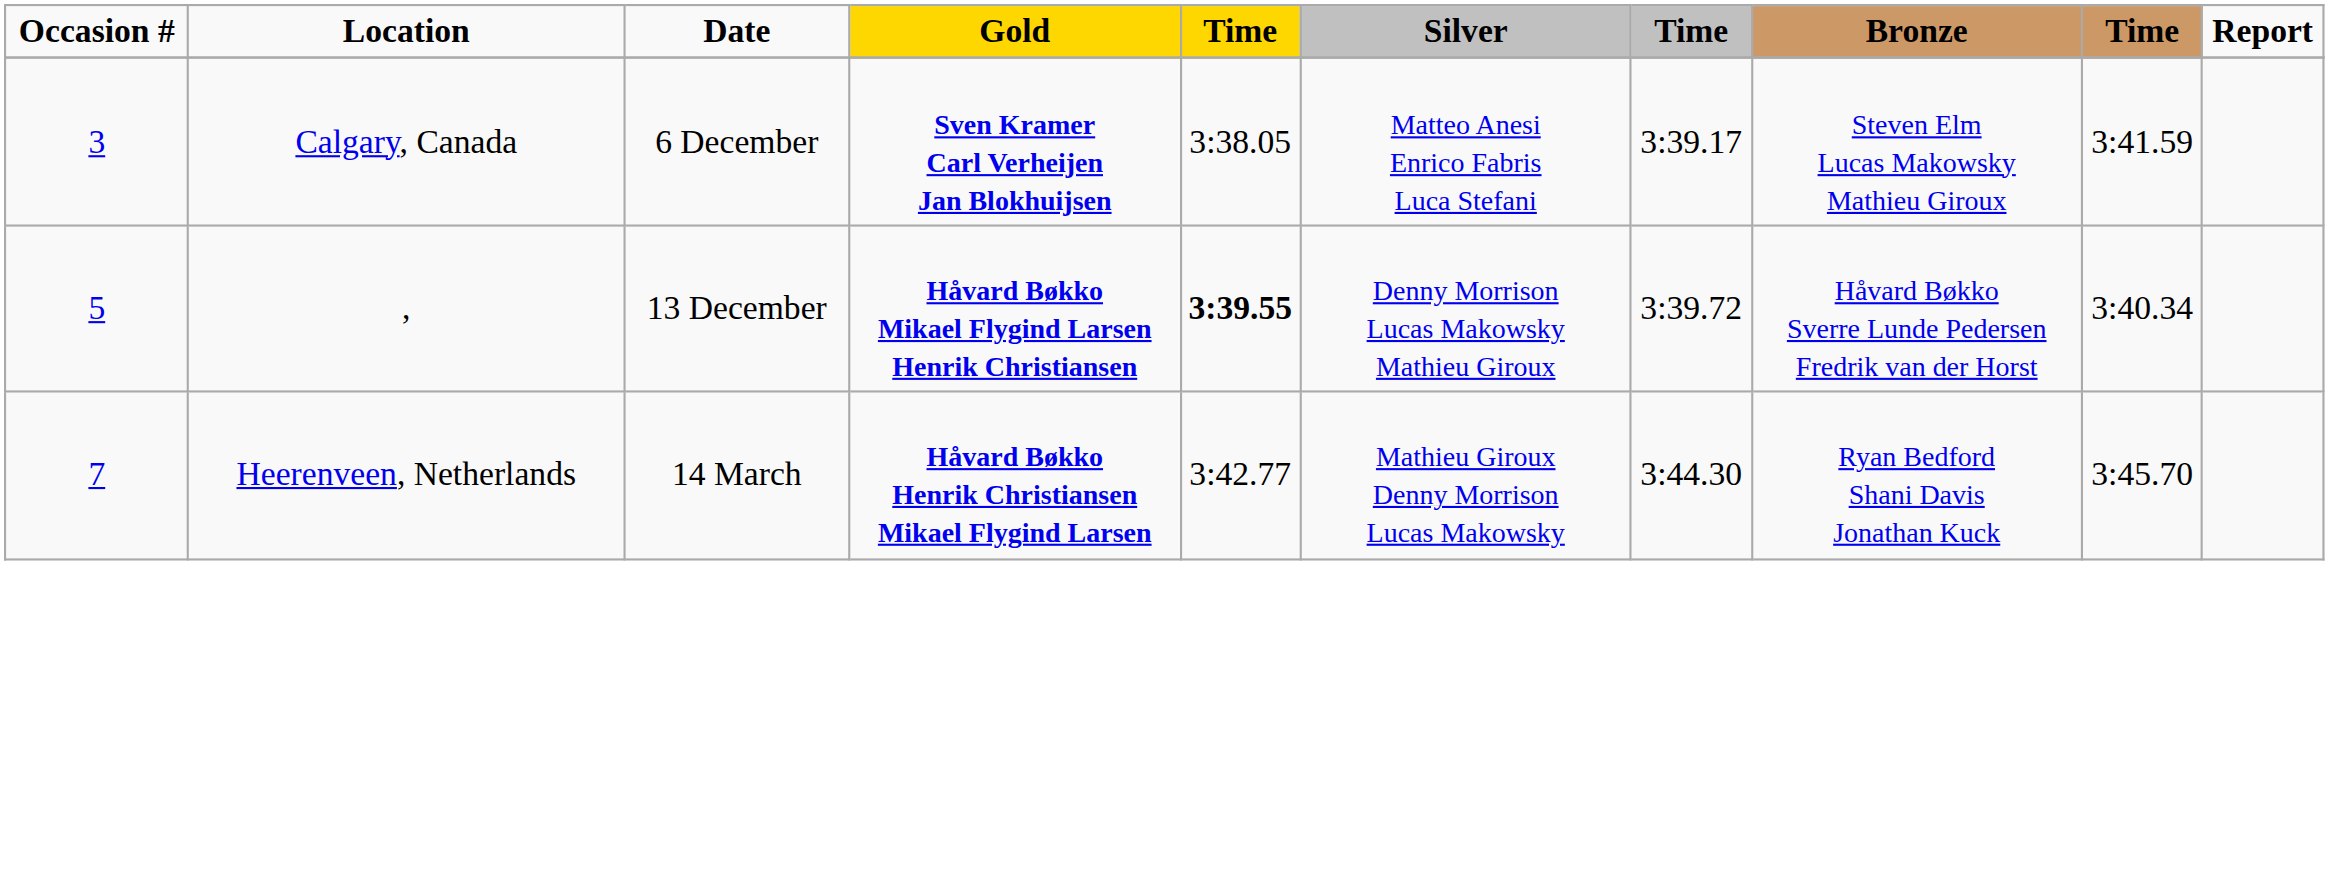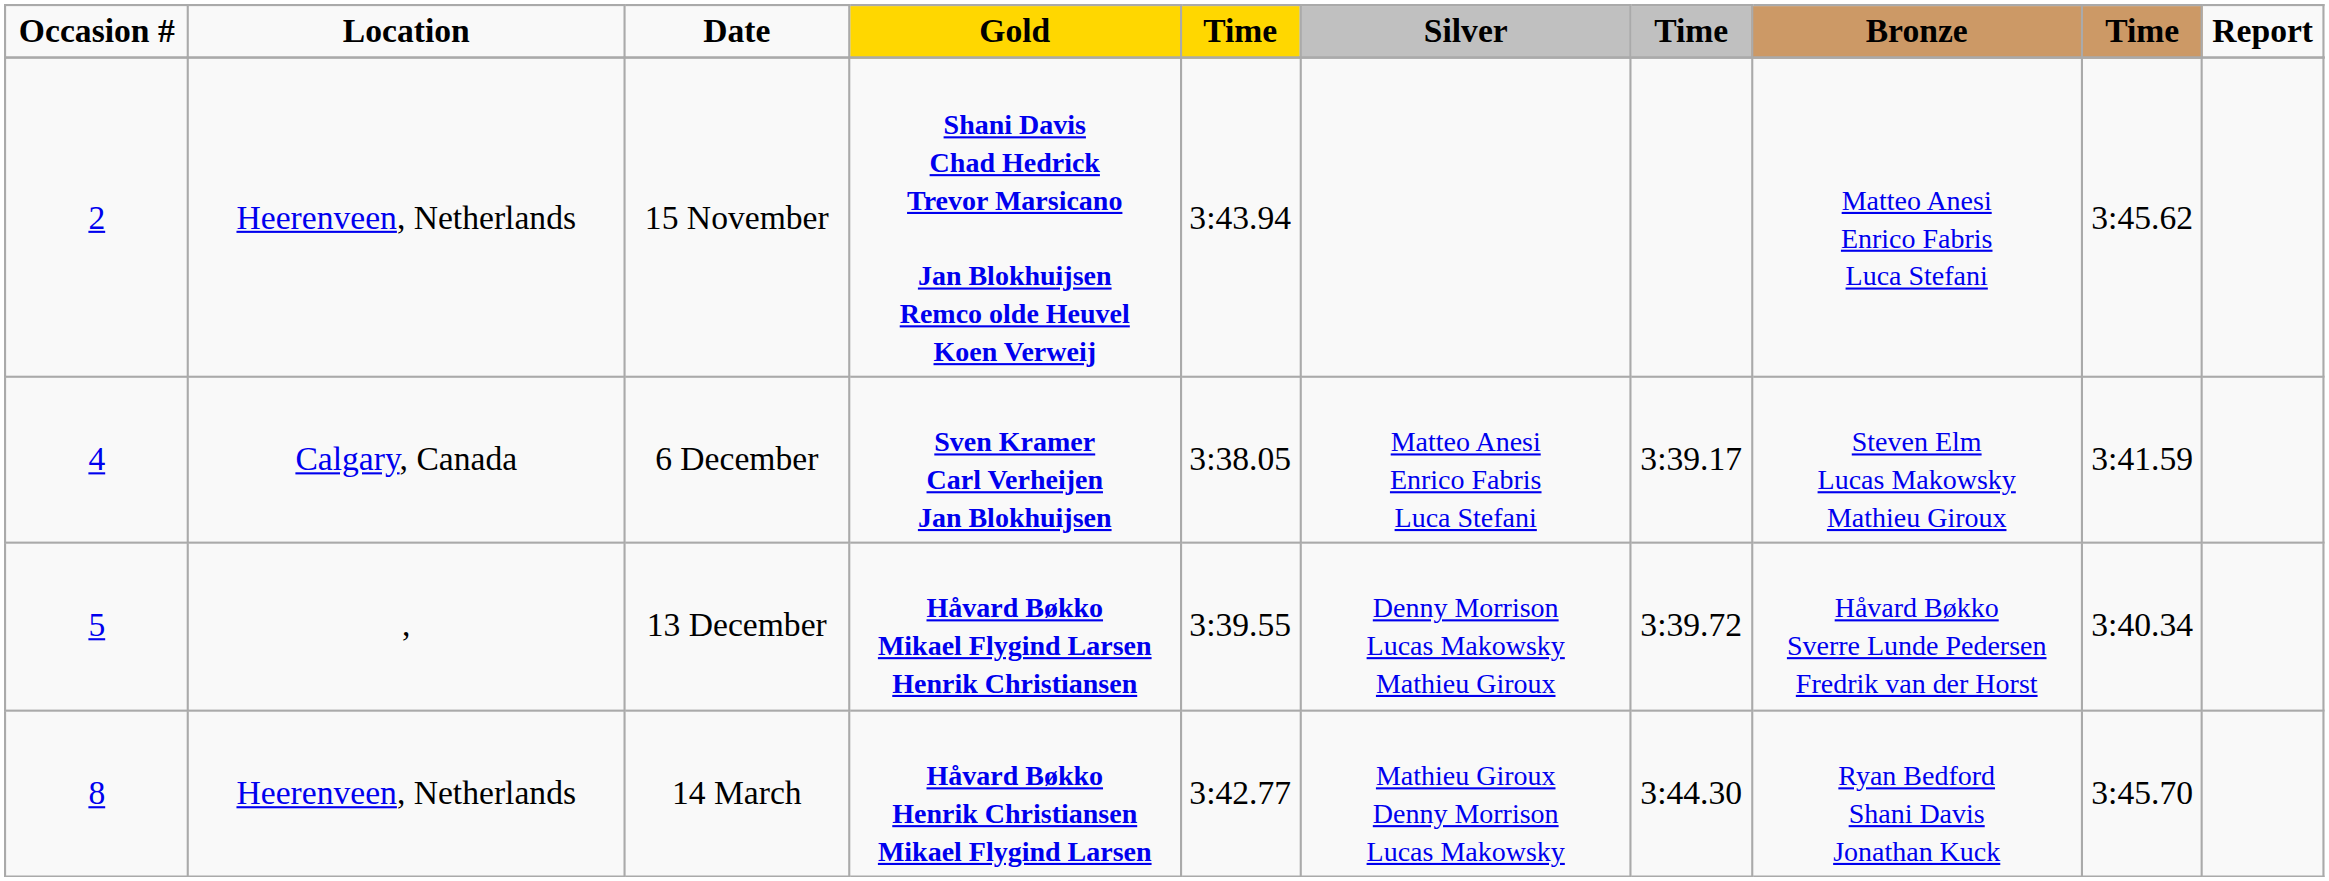+ row: (737, 216)
(97, 141) 3 -> (97, 459) 4
(1240, 307) bold -> (1240, 625) normal
(97, 474) 7 -> (97, 792) 8
